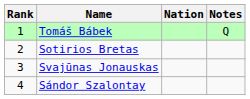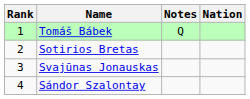columns swapped: (184, 13) <-> (226, 13)
